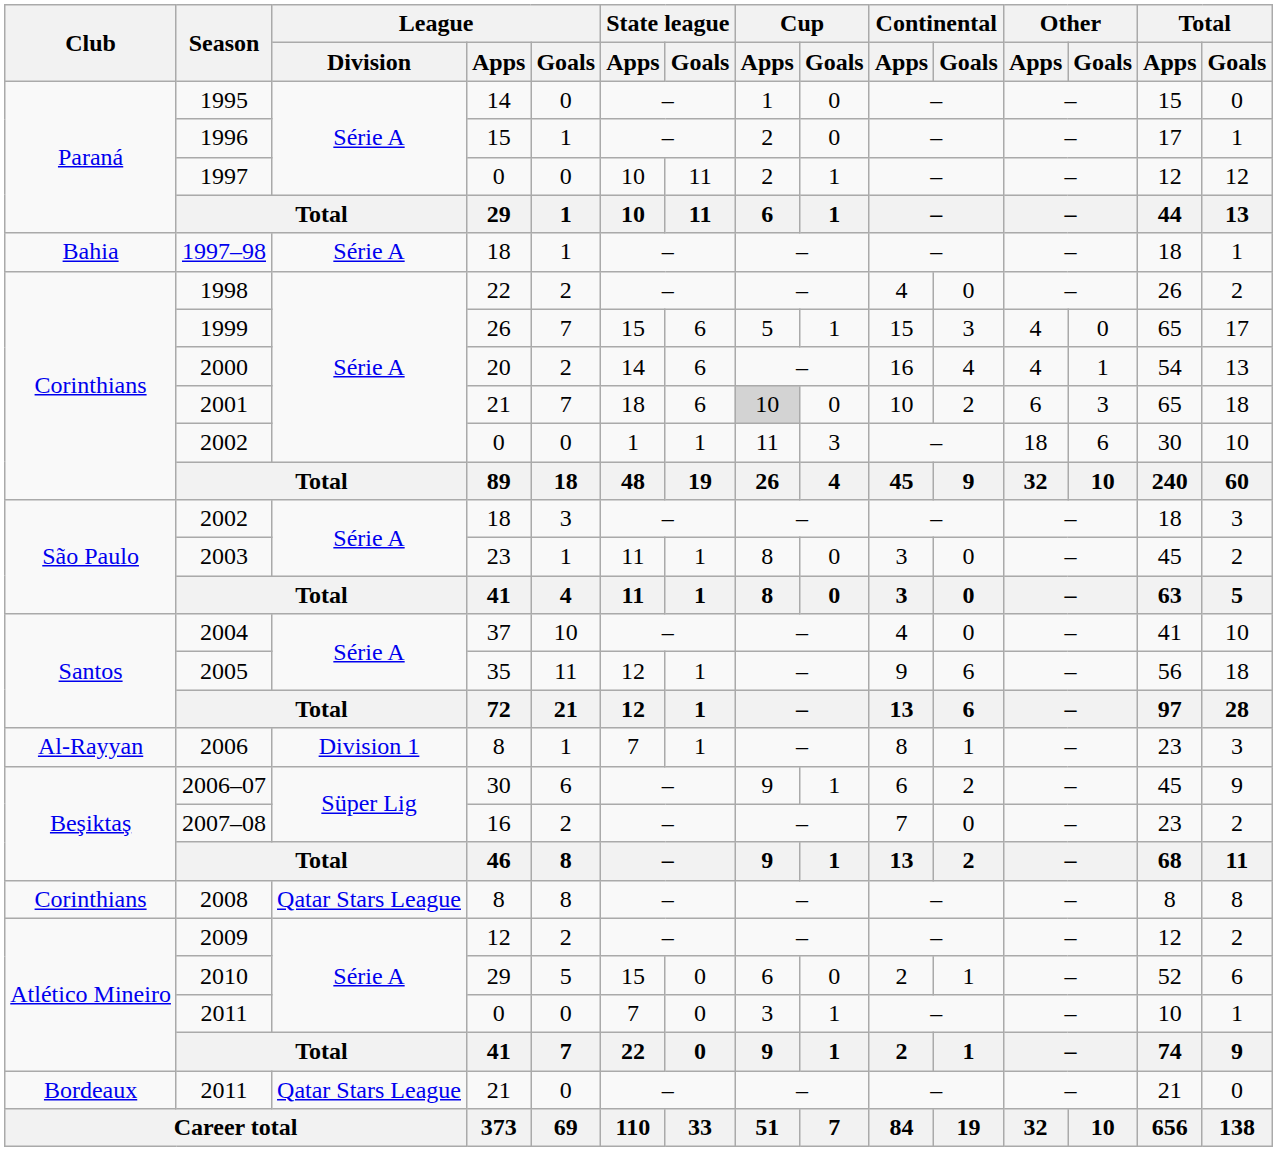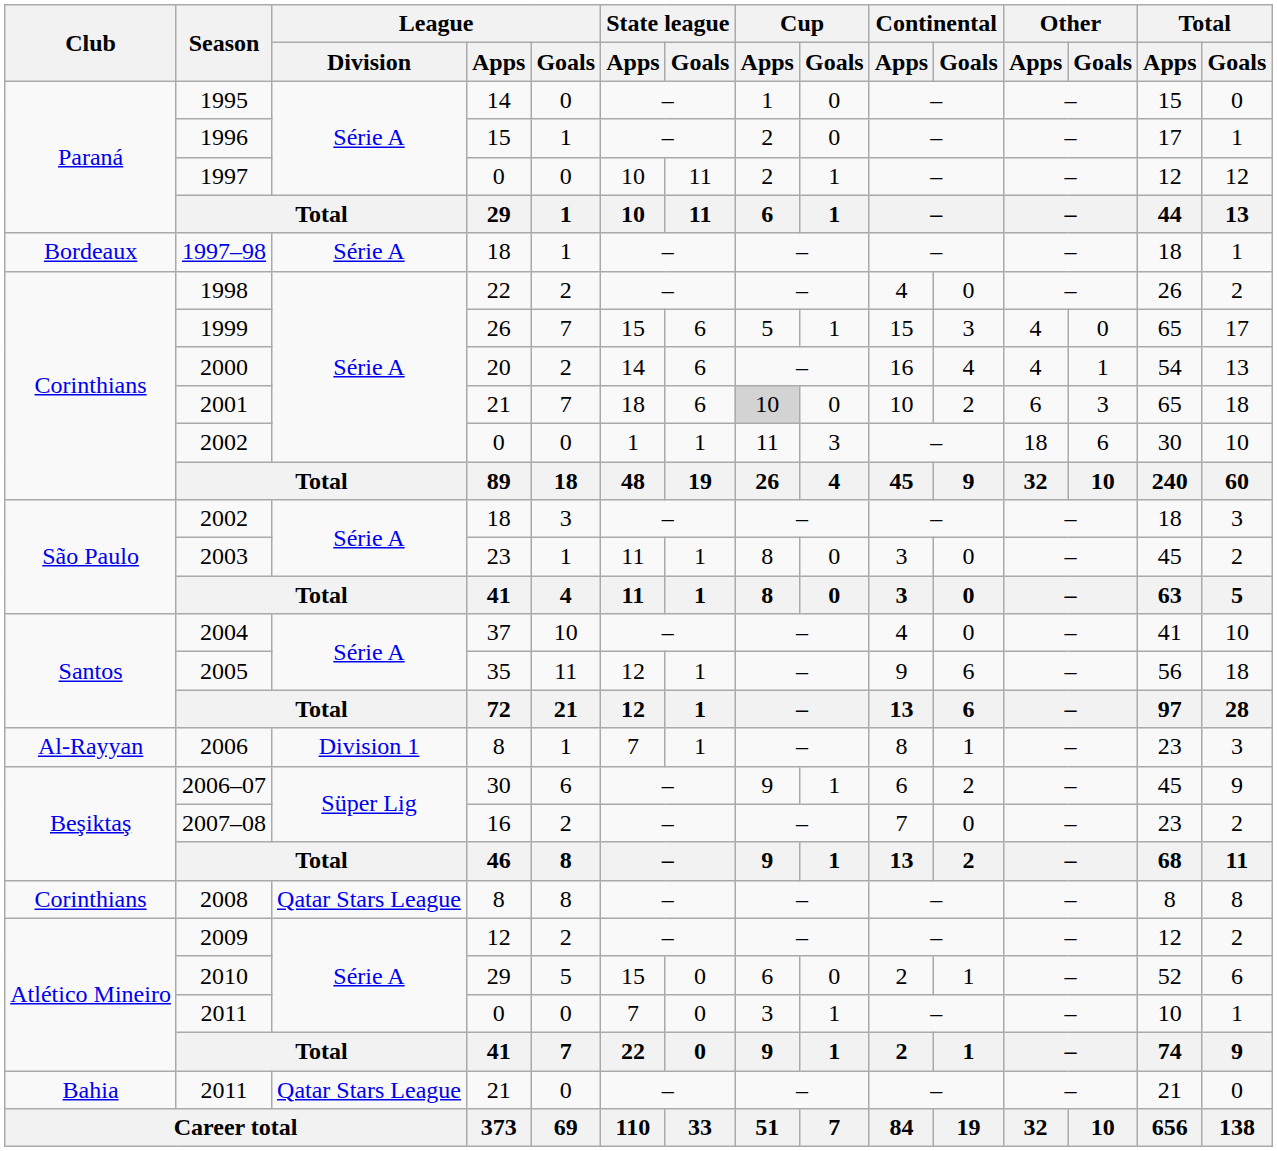(91, 251) Bahia -> (91, 251) Bordeaux
(91, 1089) Bordeaux -> (91, 1089) Bahia
